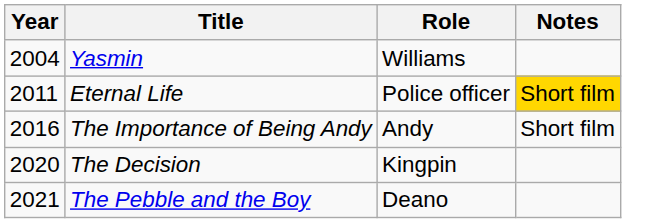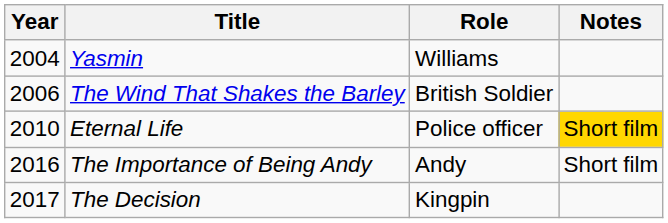+ row: (237, 93)
(34, 93) 2011 -> (35, 128) 2010
(35, 164) 2020 -> (35, 199) 2017
- row: (190, 199)
